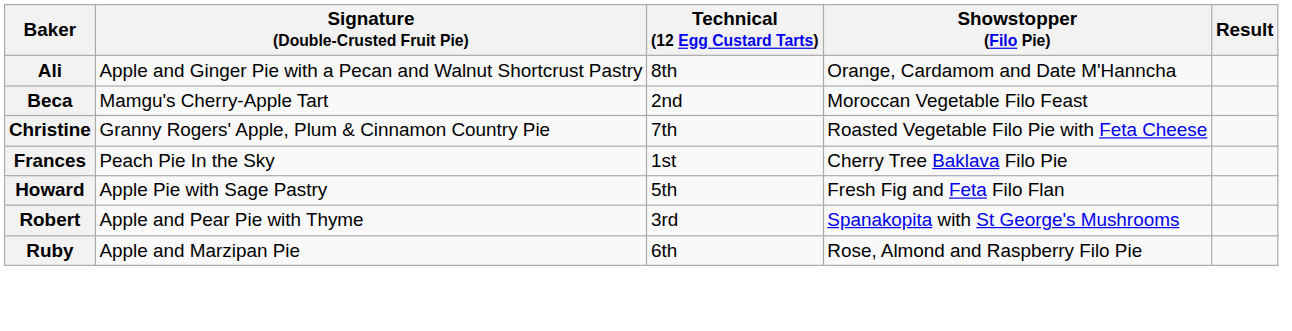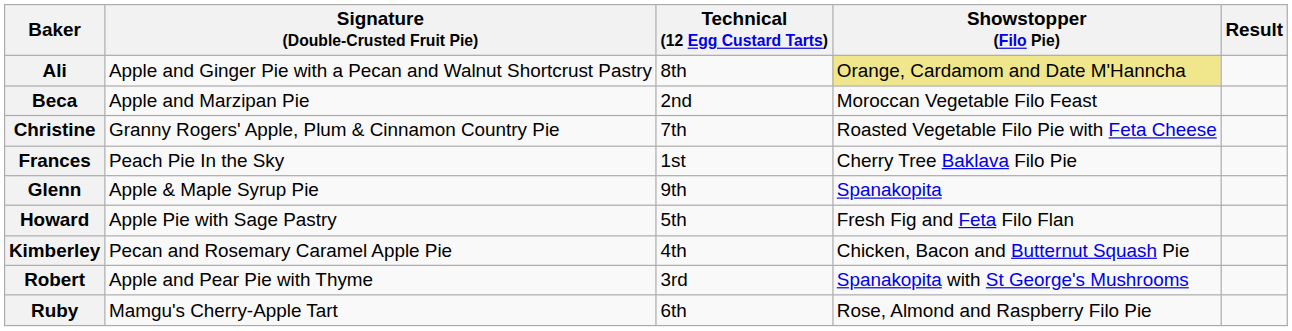(1002, 70) no background -> (1011, 70) khaki background
(214, 100) Mamgu's Cherry-Apple Tart -> (209, 100) Apple and Marzipan Pie
+ row: (55, 190)
+ row: (55, 250)
(200, 250) Apple and Marzipan Pie -> (223, 310) Mamgu's Cherry-Apple Tart
